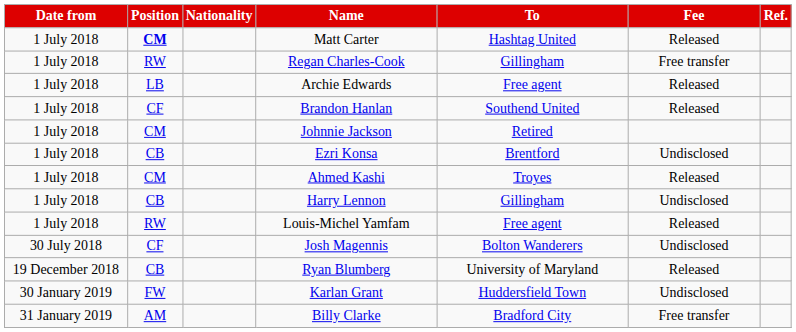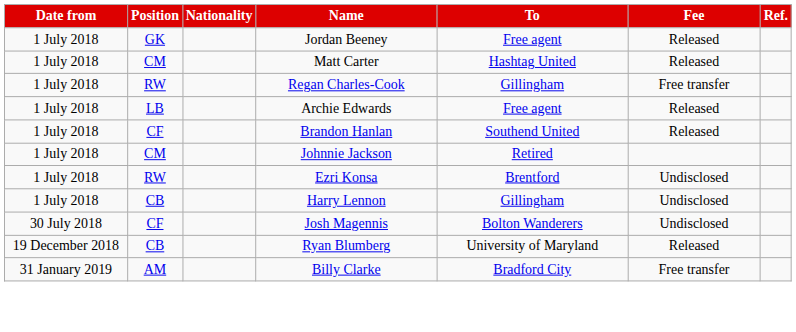+ row: (346, 39)
(155, 39) bold -> (155, 62) normal
(155, 154) CB -> (155, 177) RW
- row: (346, 177)
- row: (346, 223)
- row: (346, 292)
